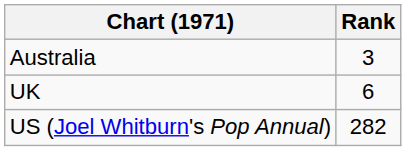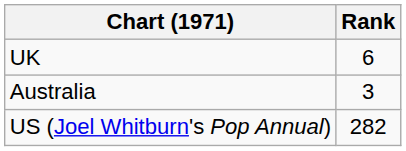rows swapped: (53, 57) <-> (25, 92)
